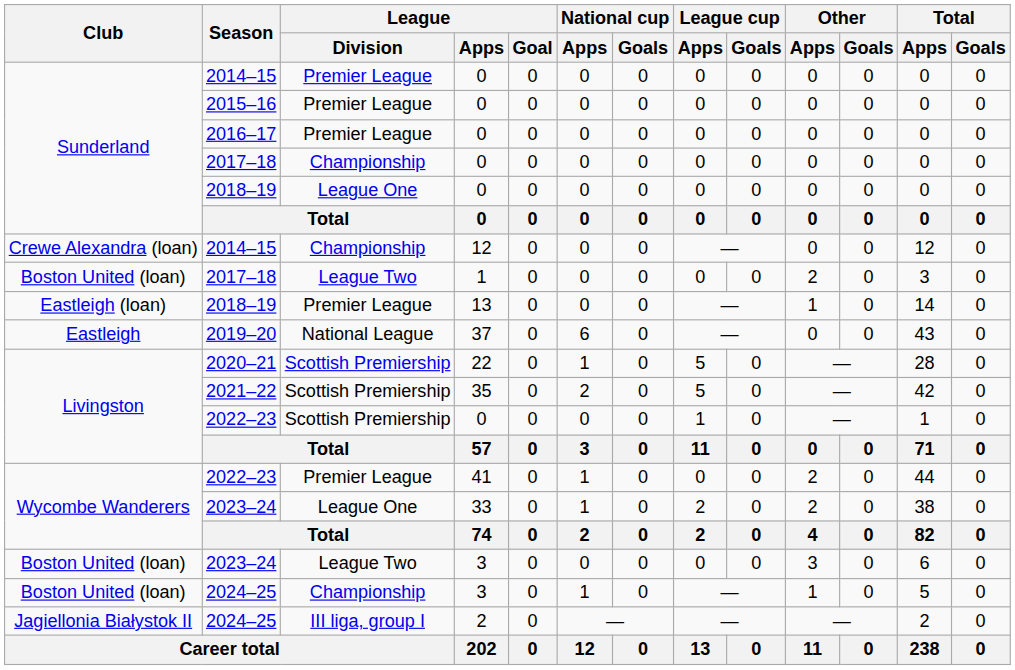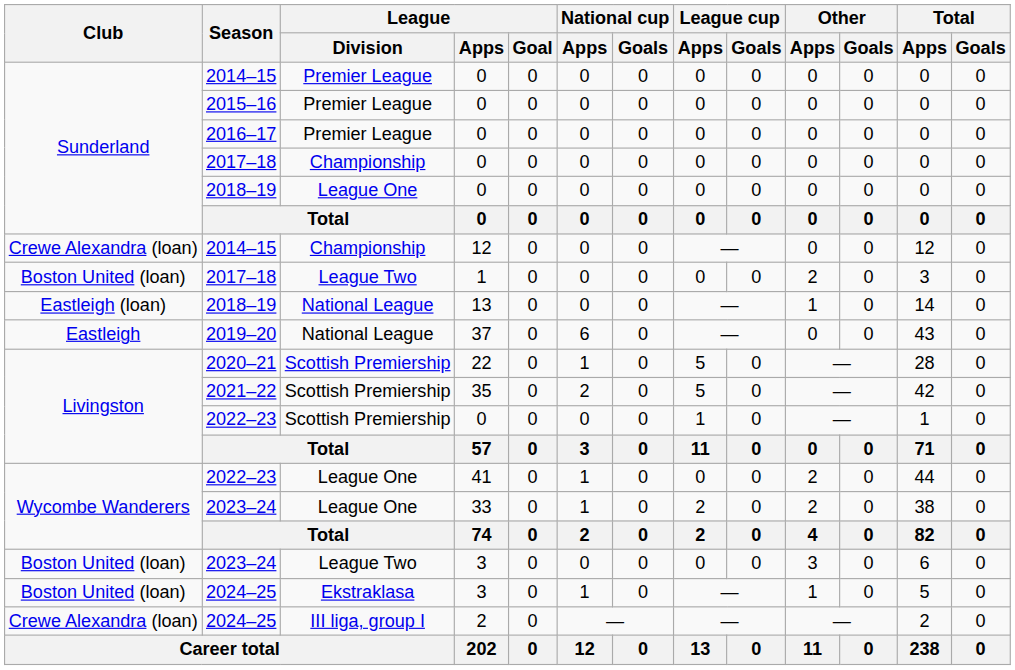(368, 305) Premier League -> (368, 305) National League
(368, 477) Premier League -> (368, 477) League One
(368, 592) Championship -> (368, 592) Ekstraklasa
(103, 620) Jagiellonia Białystok II -> (103, 620) Crewe Alexandra (loan)
